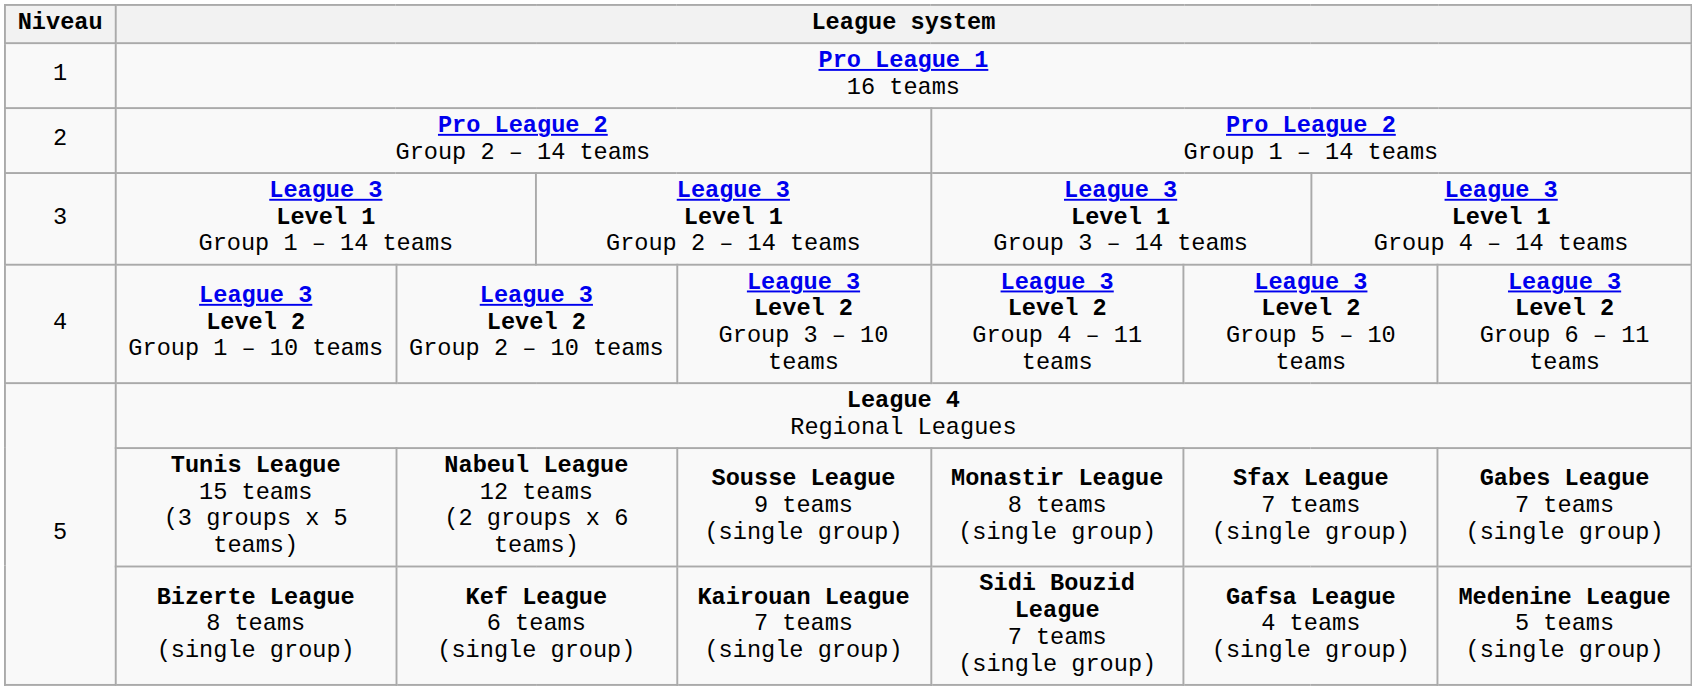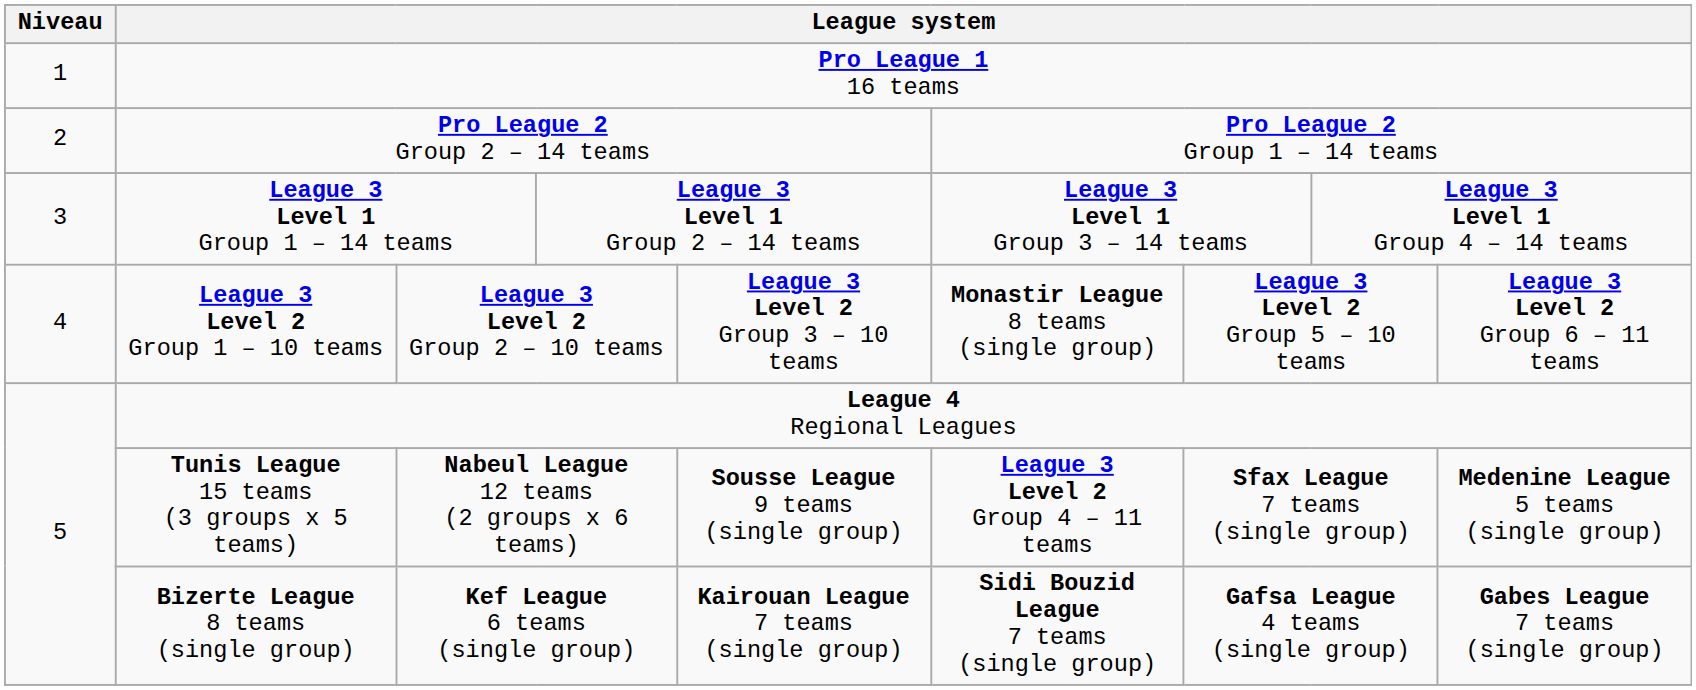(1057, 324) League 3 Level 2 Group 4 – 11 teams -> (1057, 324) Monastir League 8 teams (single group)
(1057, 507) Monastir League 8 teams (single group) -> (1057, 507) League 3 Level 2 Group 4 – 11 teams
(1565, 507) Gabes League 7 teams (single group) -> (1565, 507) Medenine League 5 teams (single group)
(1565, 625) Medenine League 5 teams (single group) -> (1565, 625) Gabes League 7 teams (single group)
